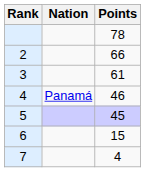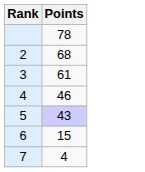- column: (68, 14)
(118, 55) 66 -> (64, 55) 68
(118, 116) 45 -> (64, 116) 43
